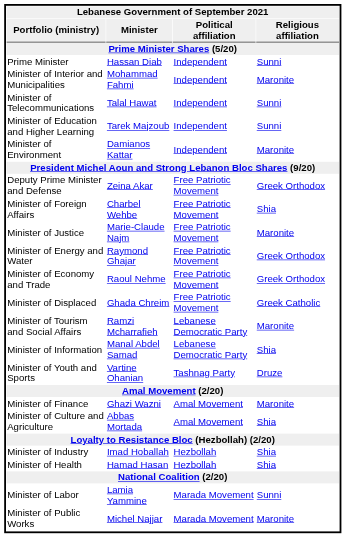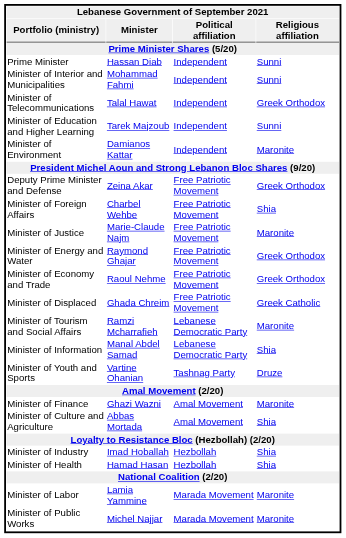(275, 79) Maronite -> (269, 79) Sunni
(269, 103) Sunni -> (291, 103) Greek Orthodox
(269, 495) Sunni -> (275, 495) Maronite
